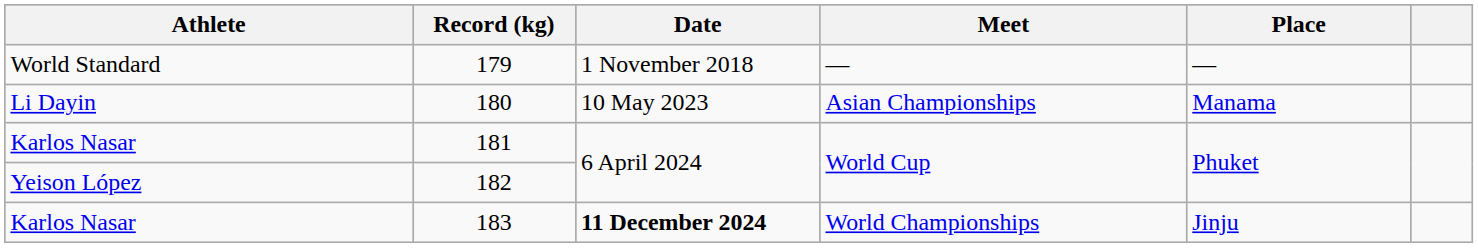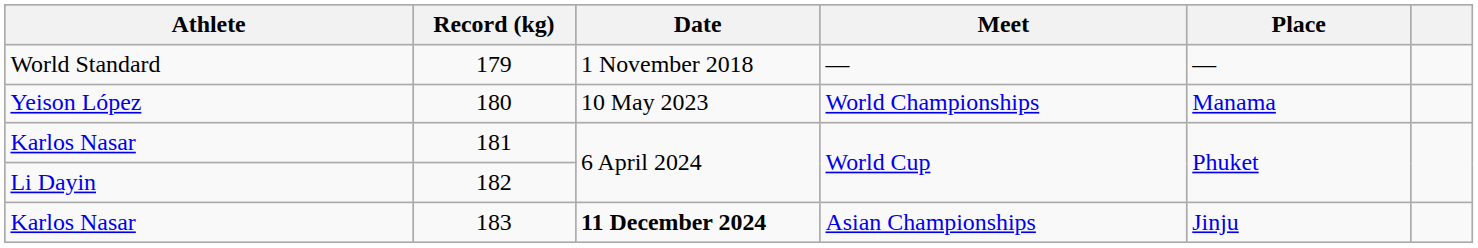(53, 103) Li Dayin -> (76, 103) Yeison López
(931, 103) Asian Championships -> (932, 103) World Championships
(76, 182) Yeison López -> (53, 182) Li Dayin
(932, 221) World Championships -> (931, 221) Asian Championships
